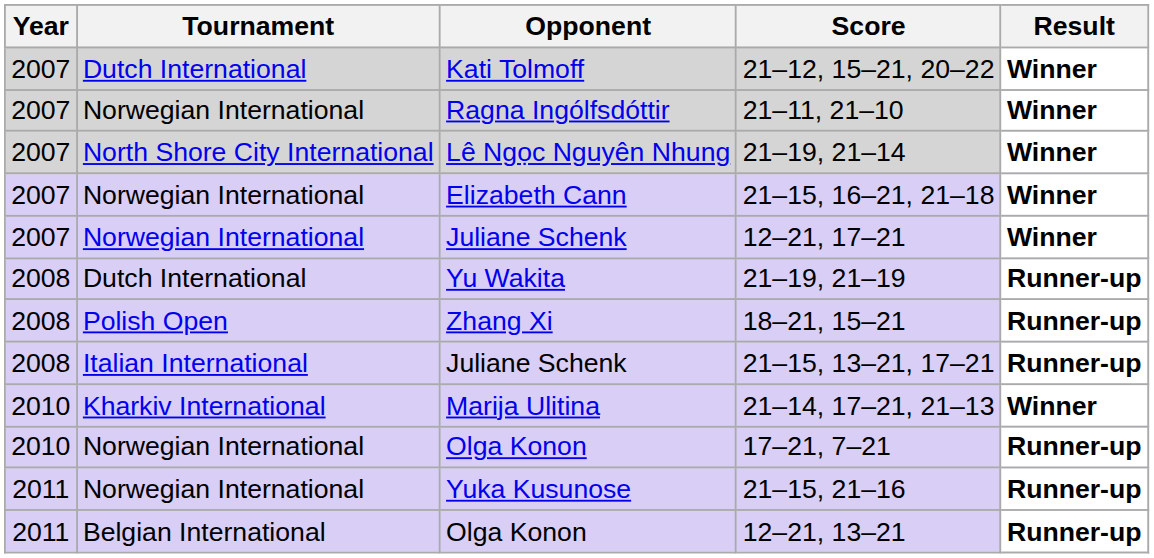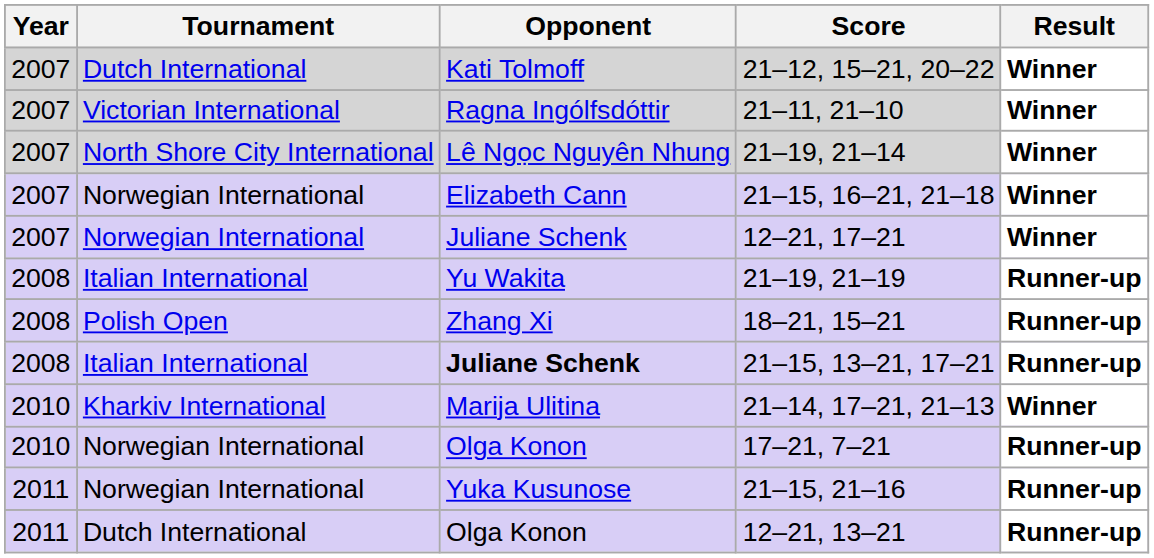(223, 111) Norwegian International -> (211, 111) Victorian International
(195, 279) Dutch International -> (195, 279) Italian International
(536, 363) normal -> (543, 363) bold
(204, 531) Belgian International -> (195, 531) Dutch International
